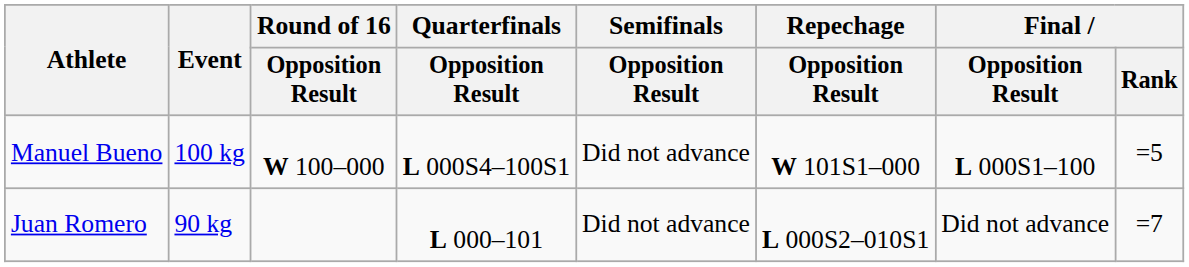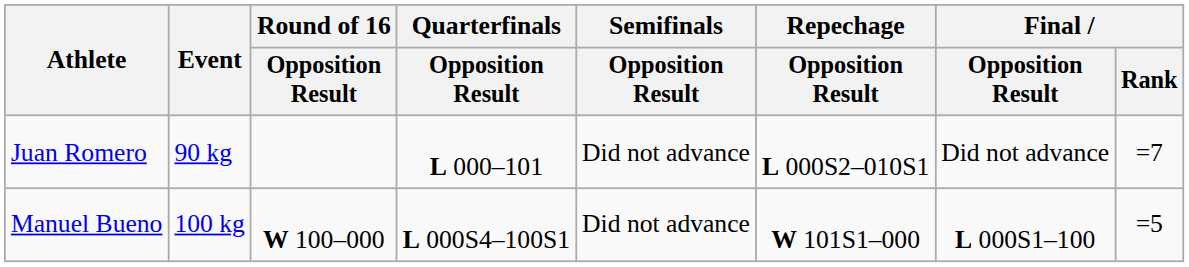rows swapped: (79, 224) <-> (87, 151)
